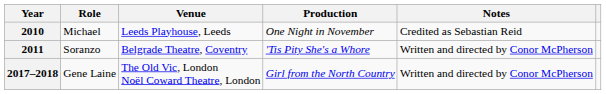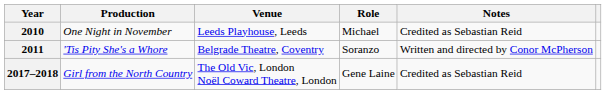columns swapped: (330, 13) <-> (90, 13)
(496, 73) Written and directed by Conor McPherson -> (461, 73) Credited as Sebastian Reid
